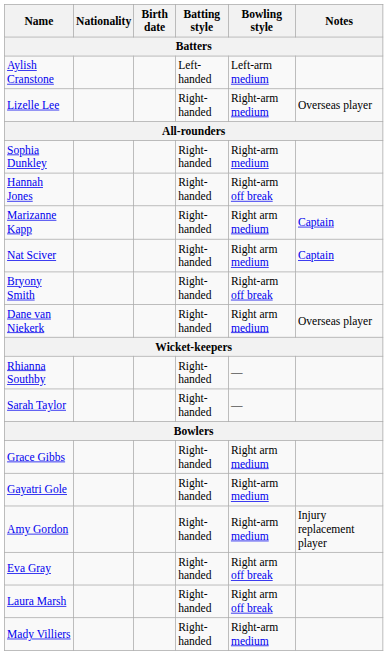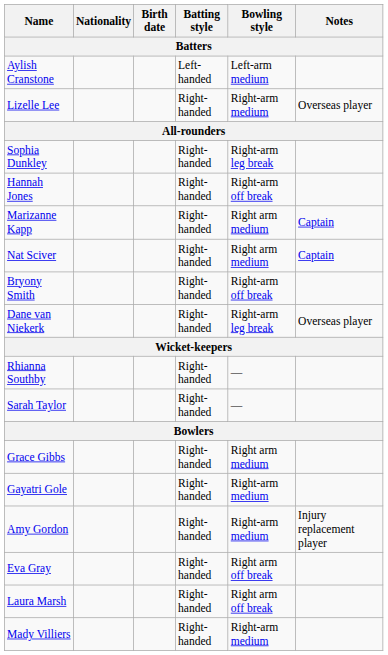(255, 157) Right-arm medium -> (254, 157) Right-arm leg break
(254, 320) Right arm medium -> (254, 320) Right-arm leg break
